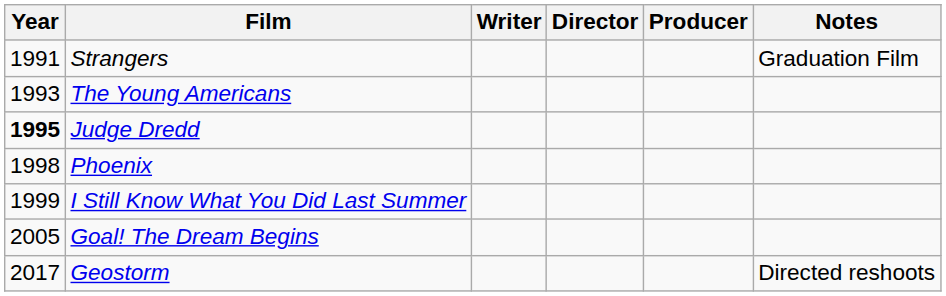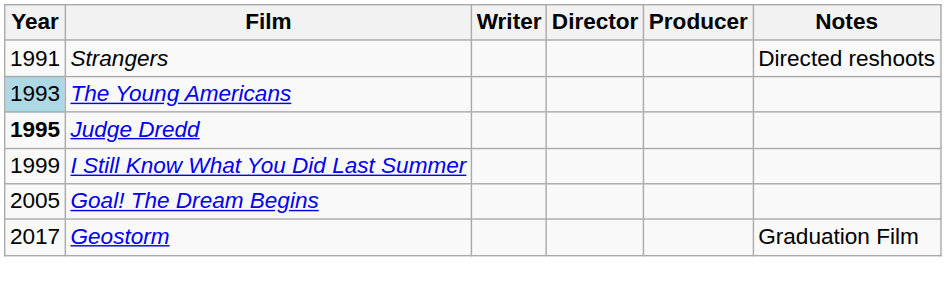(838, 58) Graduation Film -> (847, 58) Directed reshoots
(35, 93) no background -> (35, 93) lightblue background
- row: (111, 165)
(847, 272) Directed reshoots -> (838, 237) Graduation Film
